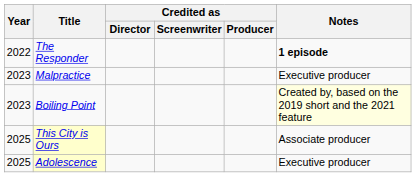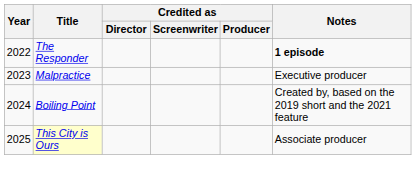(19, 105) 2023 -> (19, 105) 2024
(338, 105) lightyellow background -> (335, 105) no background
- row: (66, 163)
